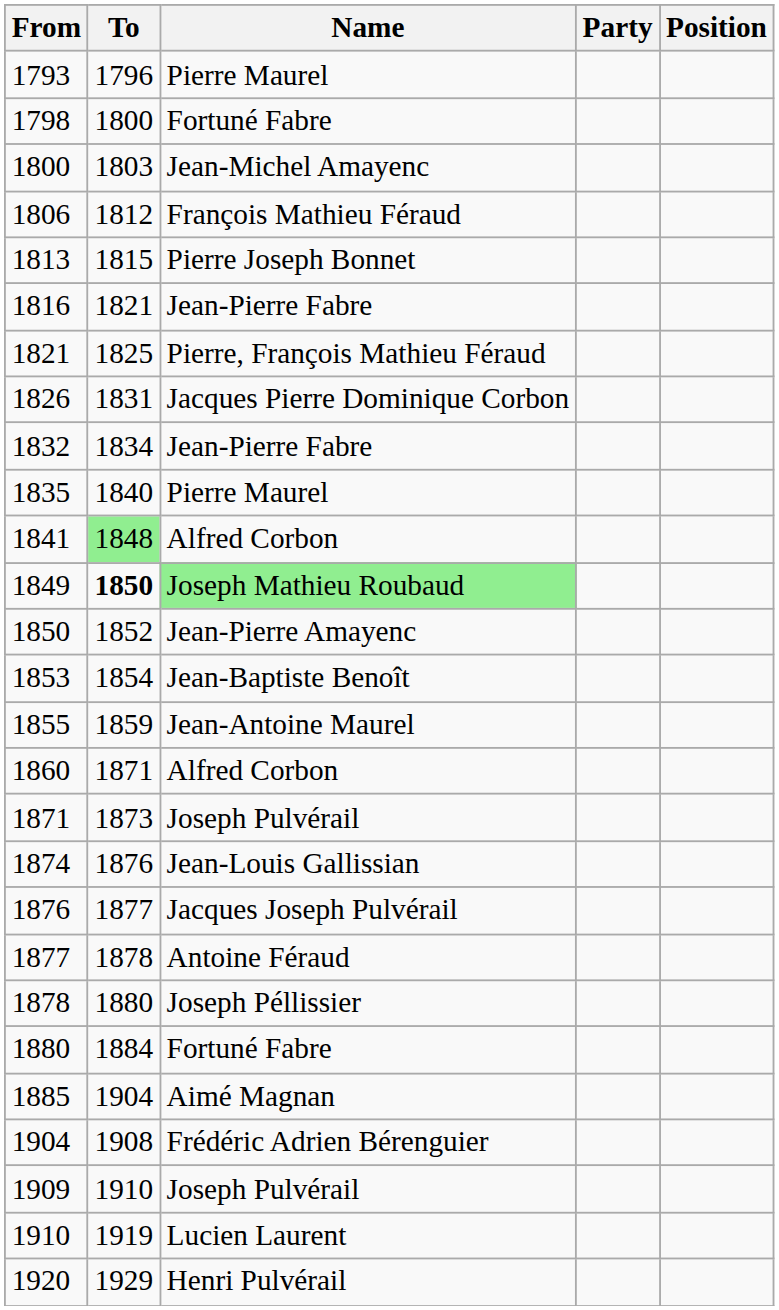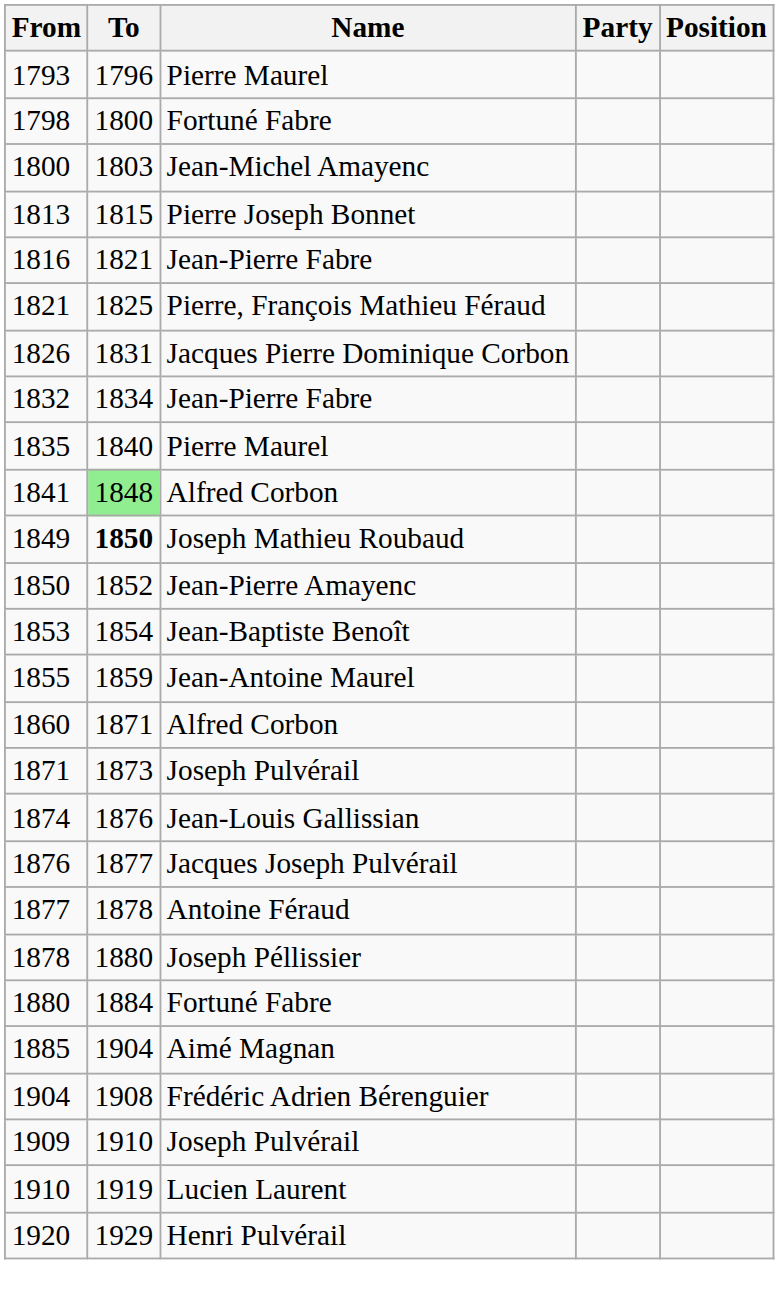- row: (41, 213)
(315, 584) lightgreen background -> (315, 538) no background
